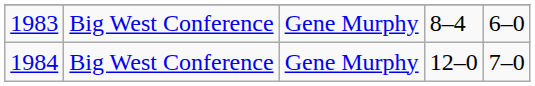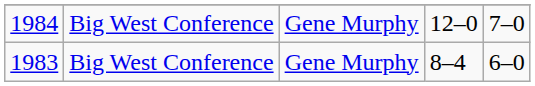rows swapped: (34, 23) <-> (34, 61)
